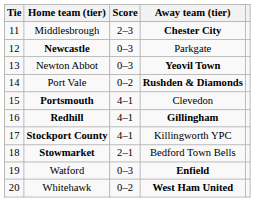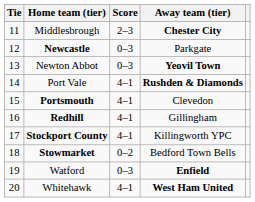(125, 82) 0–2 -> (125, 82) 4–1
(193, 117) bold -> (193, 117) normal
(125, 152) 2–1 -> (125, 152) 0–2
(125, 187) 0–2 -> (125, 187) 4–1
